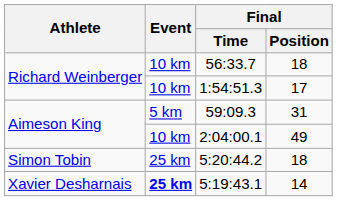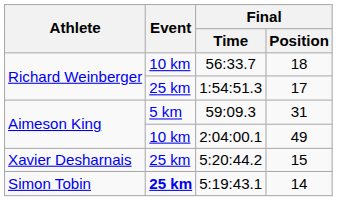(170, 89) 10 km -> (170, 89) 25 km
(50, 160) Simon Tobin -> (70, 160) Xavier Desharnais
(299, 160) 18 -> (299, 160) 15
(70, 184) Xavier Desharnais -> (50, 184) Simon Tobin
